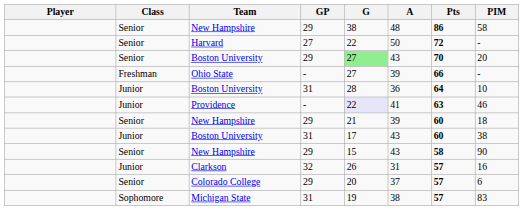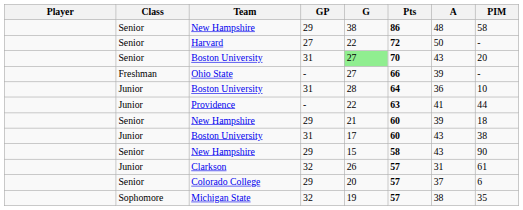columns swapped: (410, 12) <-> (453, 12)
(308, 58) 29 -> (308, 58) 31
(352, 105) lavender background -> (352, 105) no background
(482, 105) 46 -> (482, 105) 44
(482, 167) 16 -> (482, 167) 61
(308, 197) 31 -> (308, 197) 32
(482, 197) 83 -> (482, 197) 35
